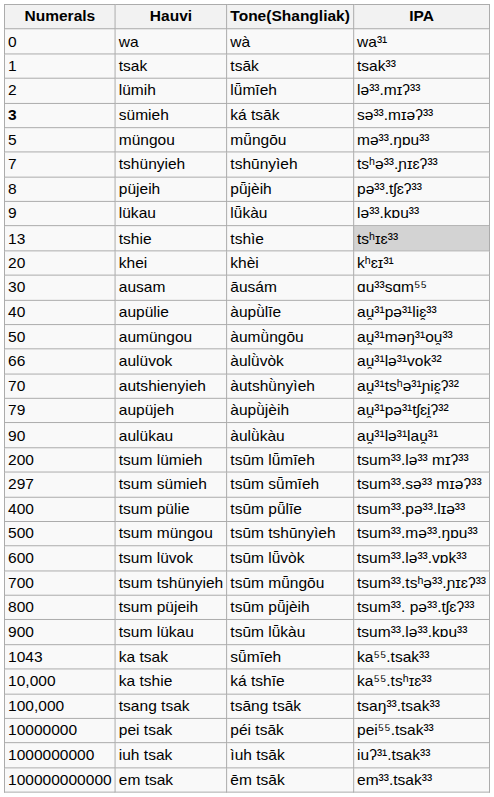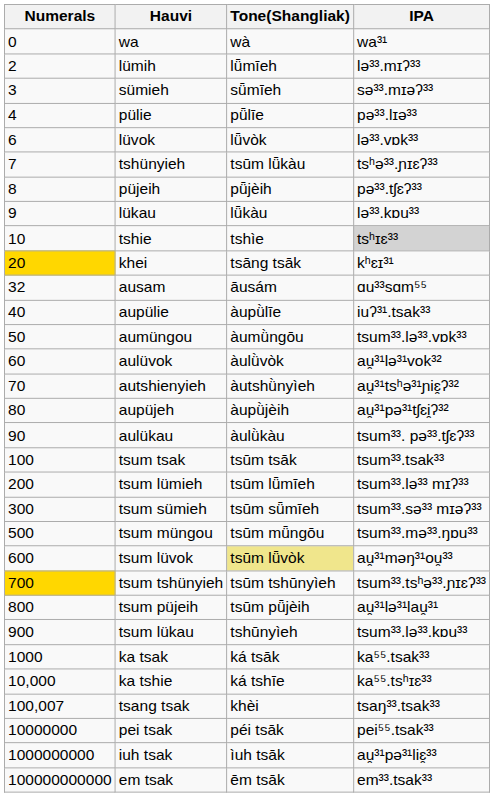- row: (133, 66)
(12, 115) bold -> (12, 90) normal
(255, 115) ká tsāk -> (256, 90) sǖmīeh
+ row: (135, 115)
- row: (147, 139)
+ row: (137, 139)
(264, 164) tshūnyìeh -> (268, 164) tsūm lǖkàu
(17, 238) 13 -> (17, 238) 10
(17, 262) no background -> (17, 262) gold background
(245, 262) khèi -> (266, 262) tsāng tsāk
(17, 287) 30 -> (17, 287) 32
(397, 312) au̯³¹pə³¹liɛ̯³³ -> (394, 312) iuʔ³¹.tsak³³
(405, 336) au̯³¹məŋ³¹ou̯³³ -> (412, 336) tsum³³.lə³³.vɒk³³
(17, 361) 66 -> (17, 361) 60
(17, 410) 79 -> (17, 410) 80
(398, 435) au̯³¹lə³¹lau̯³¹ -> (416, 435) tsum³³. pə³³.tʃɛʔ³³
+ row: (152, 459)
(21, 484) 297 -> (21, 509) 300
- row: (154, 509)
(283, 533) tsūm tshūnyìeh -> (277, 533) tsūm mǖngōu
(267, 558) no background -> (267, 558) khaki background
(412, 558) tsum³³.lə³³.vɒk³³ -> (405, 558) au̯³¹məŋ³¹ou̯³³
(21, 582) no background -> (21, 582) gold background
(277, 582) tsūm mǖngōu -> (283, 582) tsūm tshūnyìeh
(416, 607) tsum³³. pə³³.tʃɛʔ³³ -> (398, 607) au̯³¹lə³¹lau̯³¹
(268, 632) tsūm lǖkàu -> (264, 632) tshūnyìeh
(25, 656) 1043 -> (25, 656) 1000
(256, 656) sǖmīeh -> (255, 656) ká tsāk
(36, 705) 100,000 -> (36, 705) 100,007
(266, 705) tsāng tsāk -> (245, 705) khèi
(394, 755) iuʔ³¹.tsak³³ -> (397, 755) au̯³¹pə³¹liɛ̯³³
